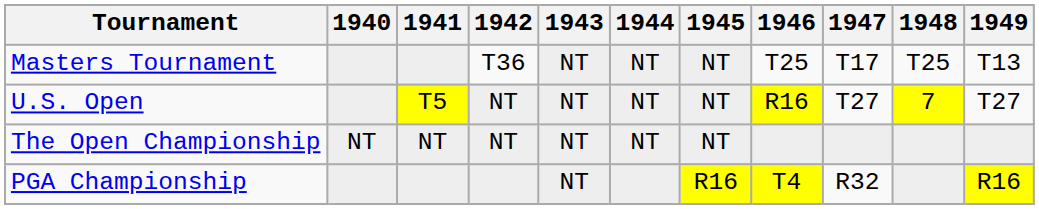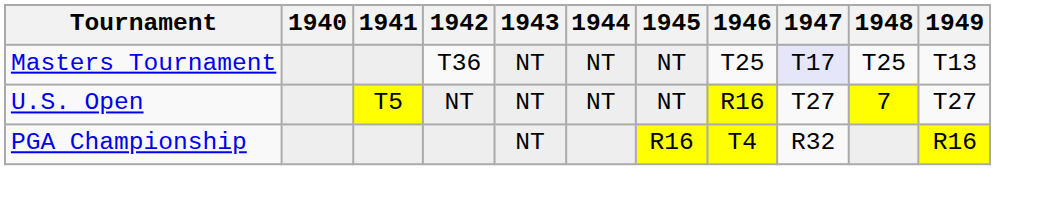(857, 65) no background -> (813, 65) lavender background
- row: (166, 144)
